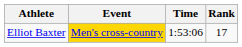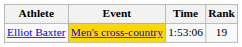(222, 33) 17 -> (222, 33) 19
